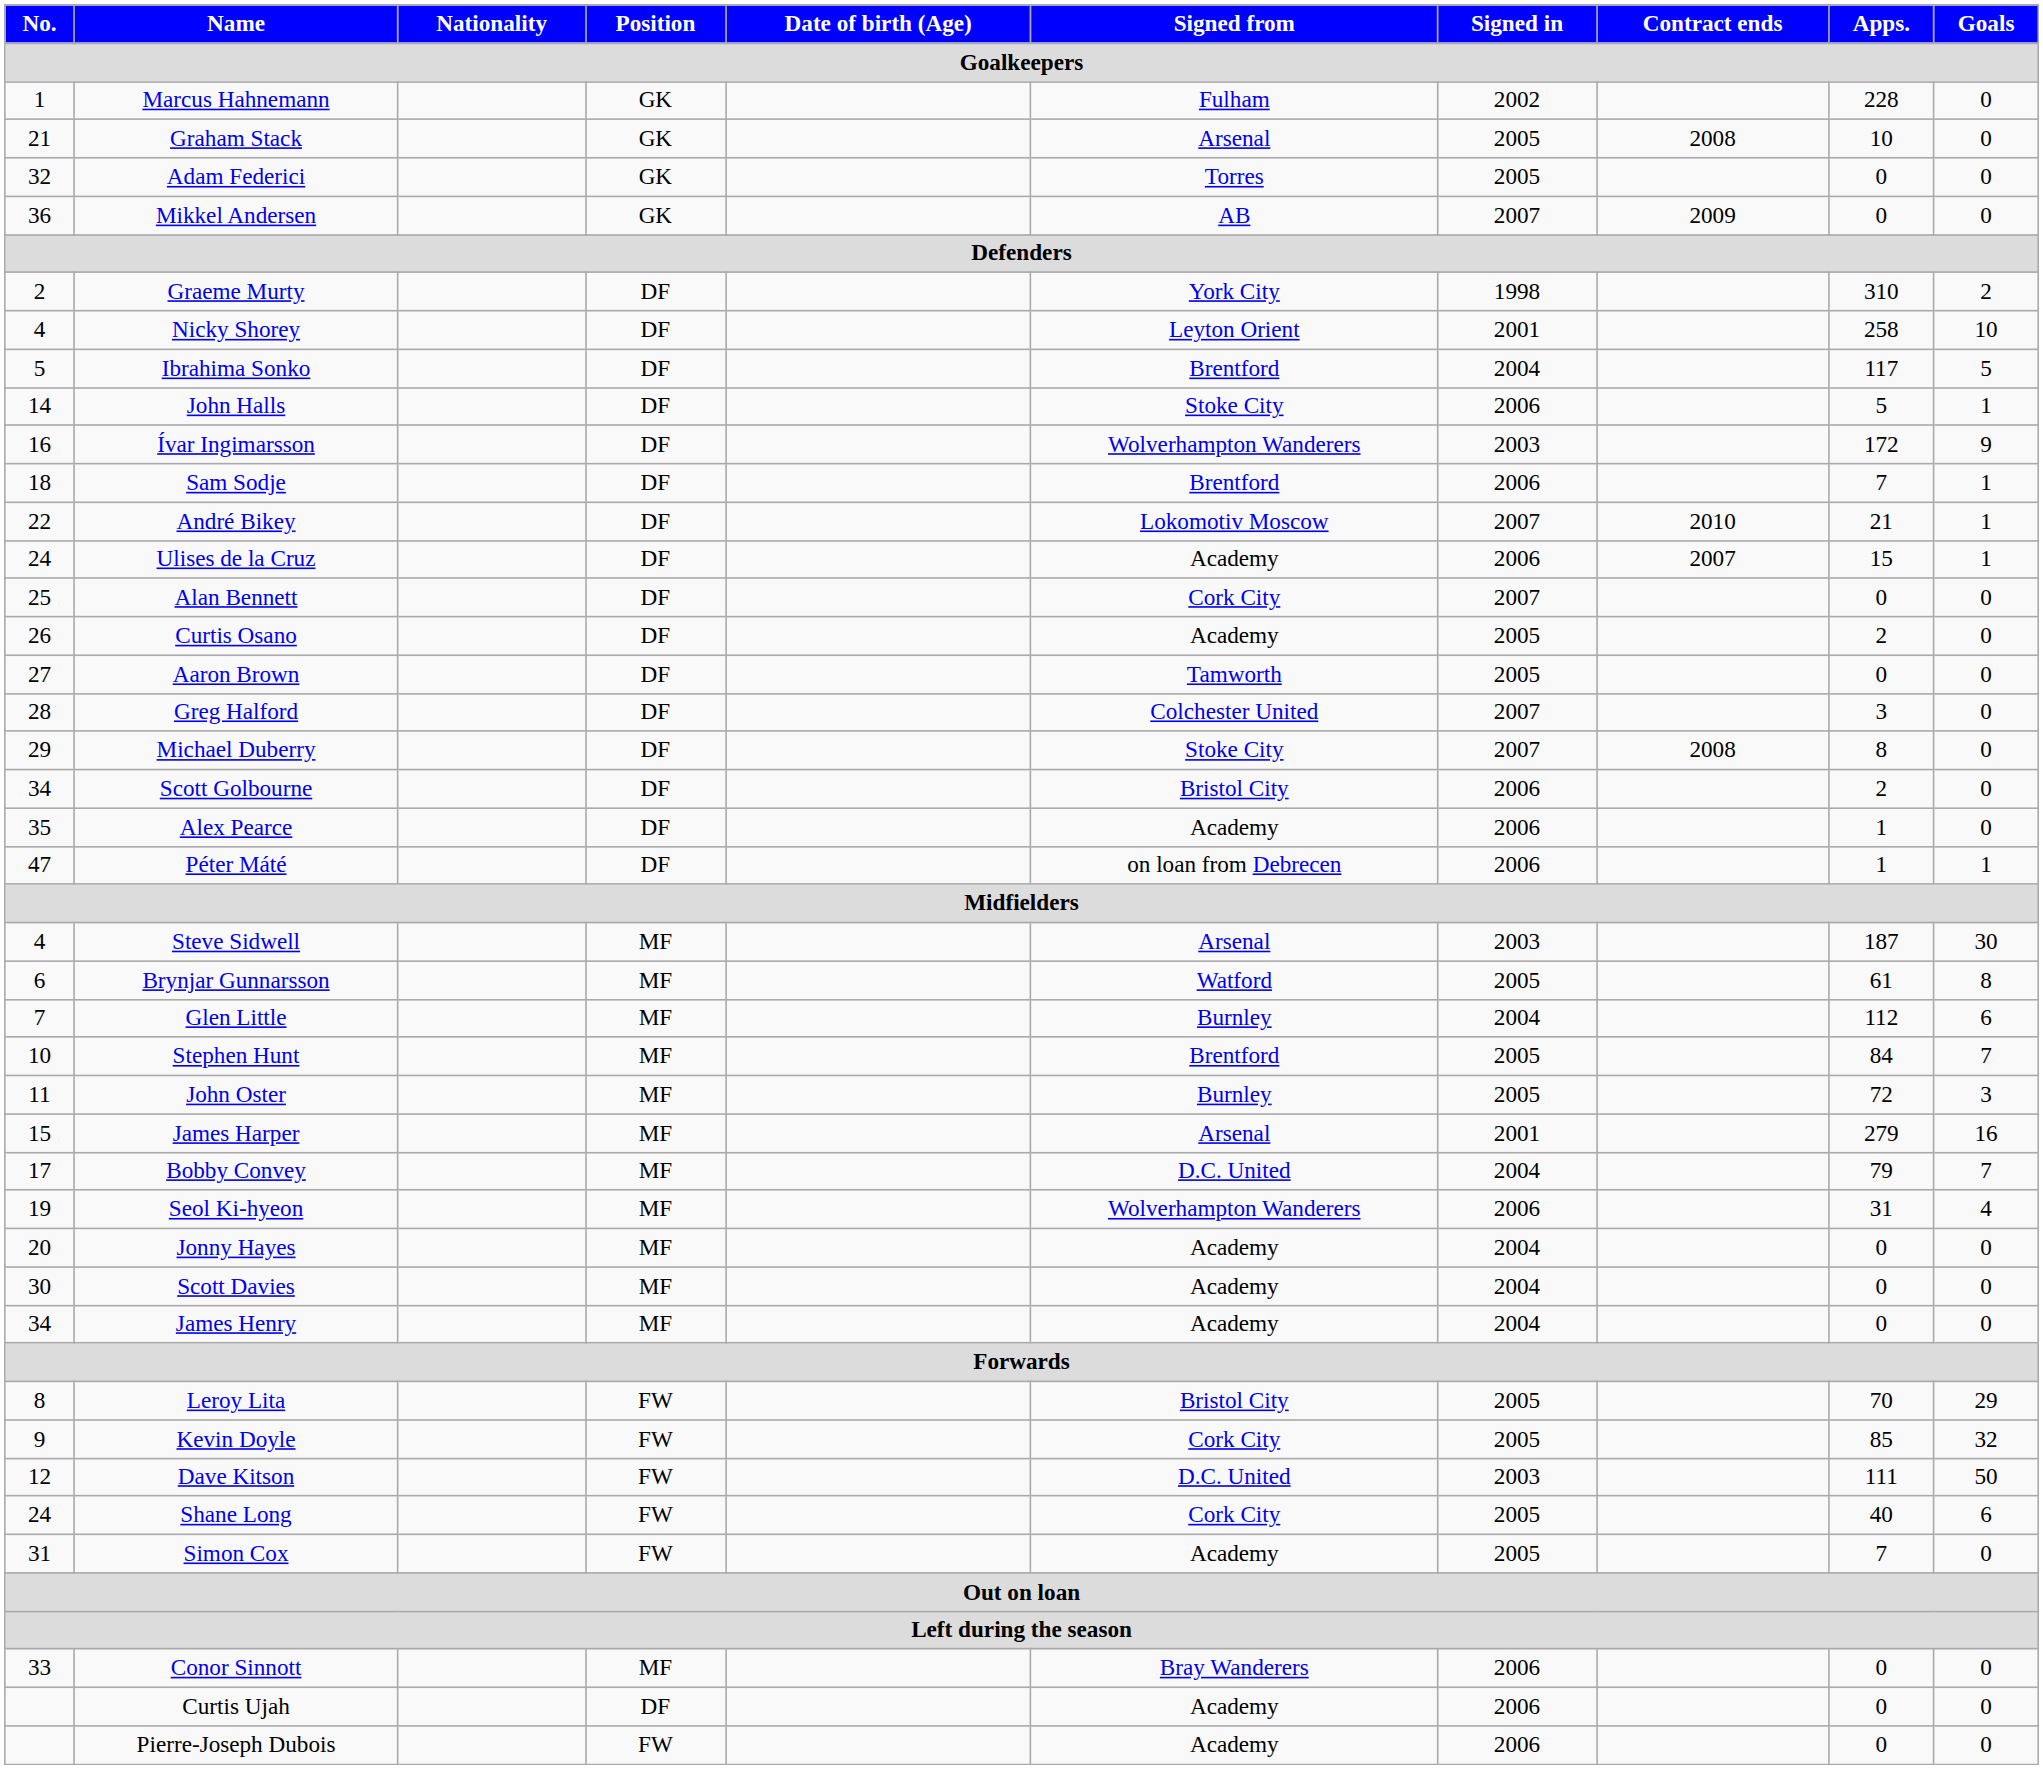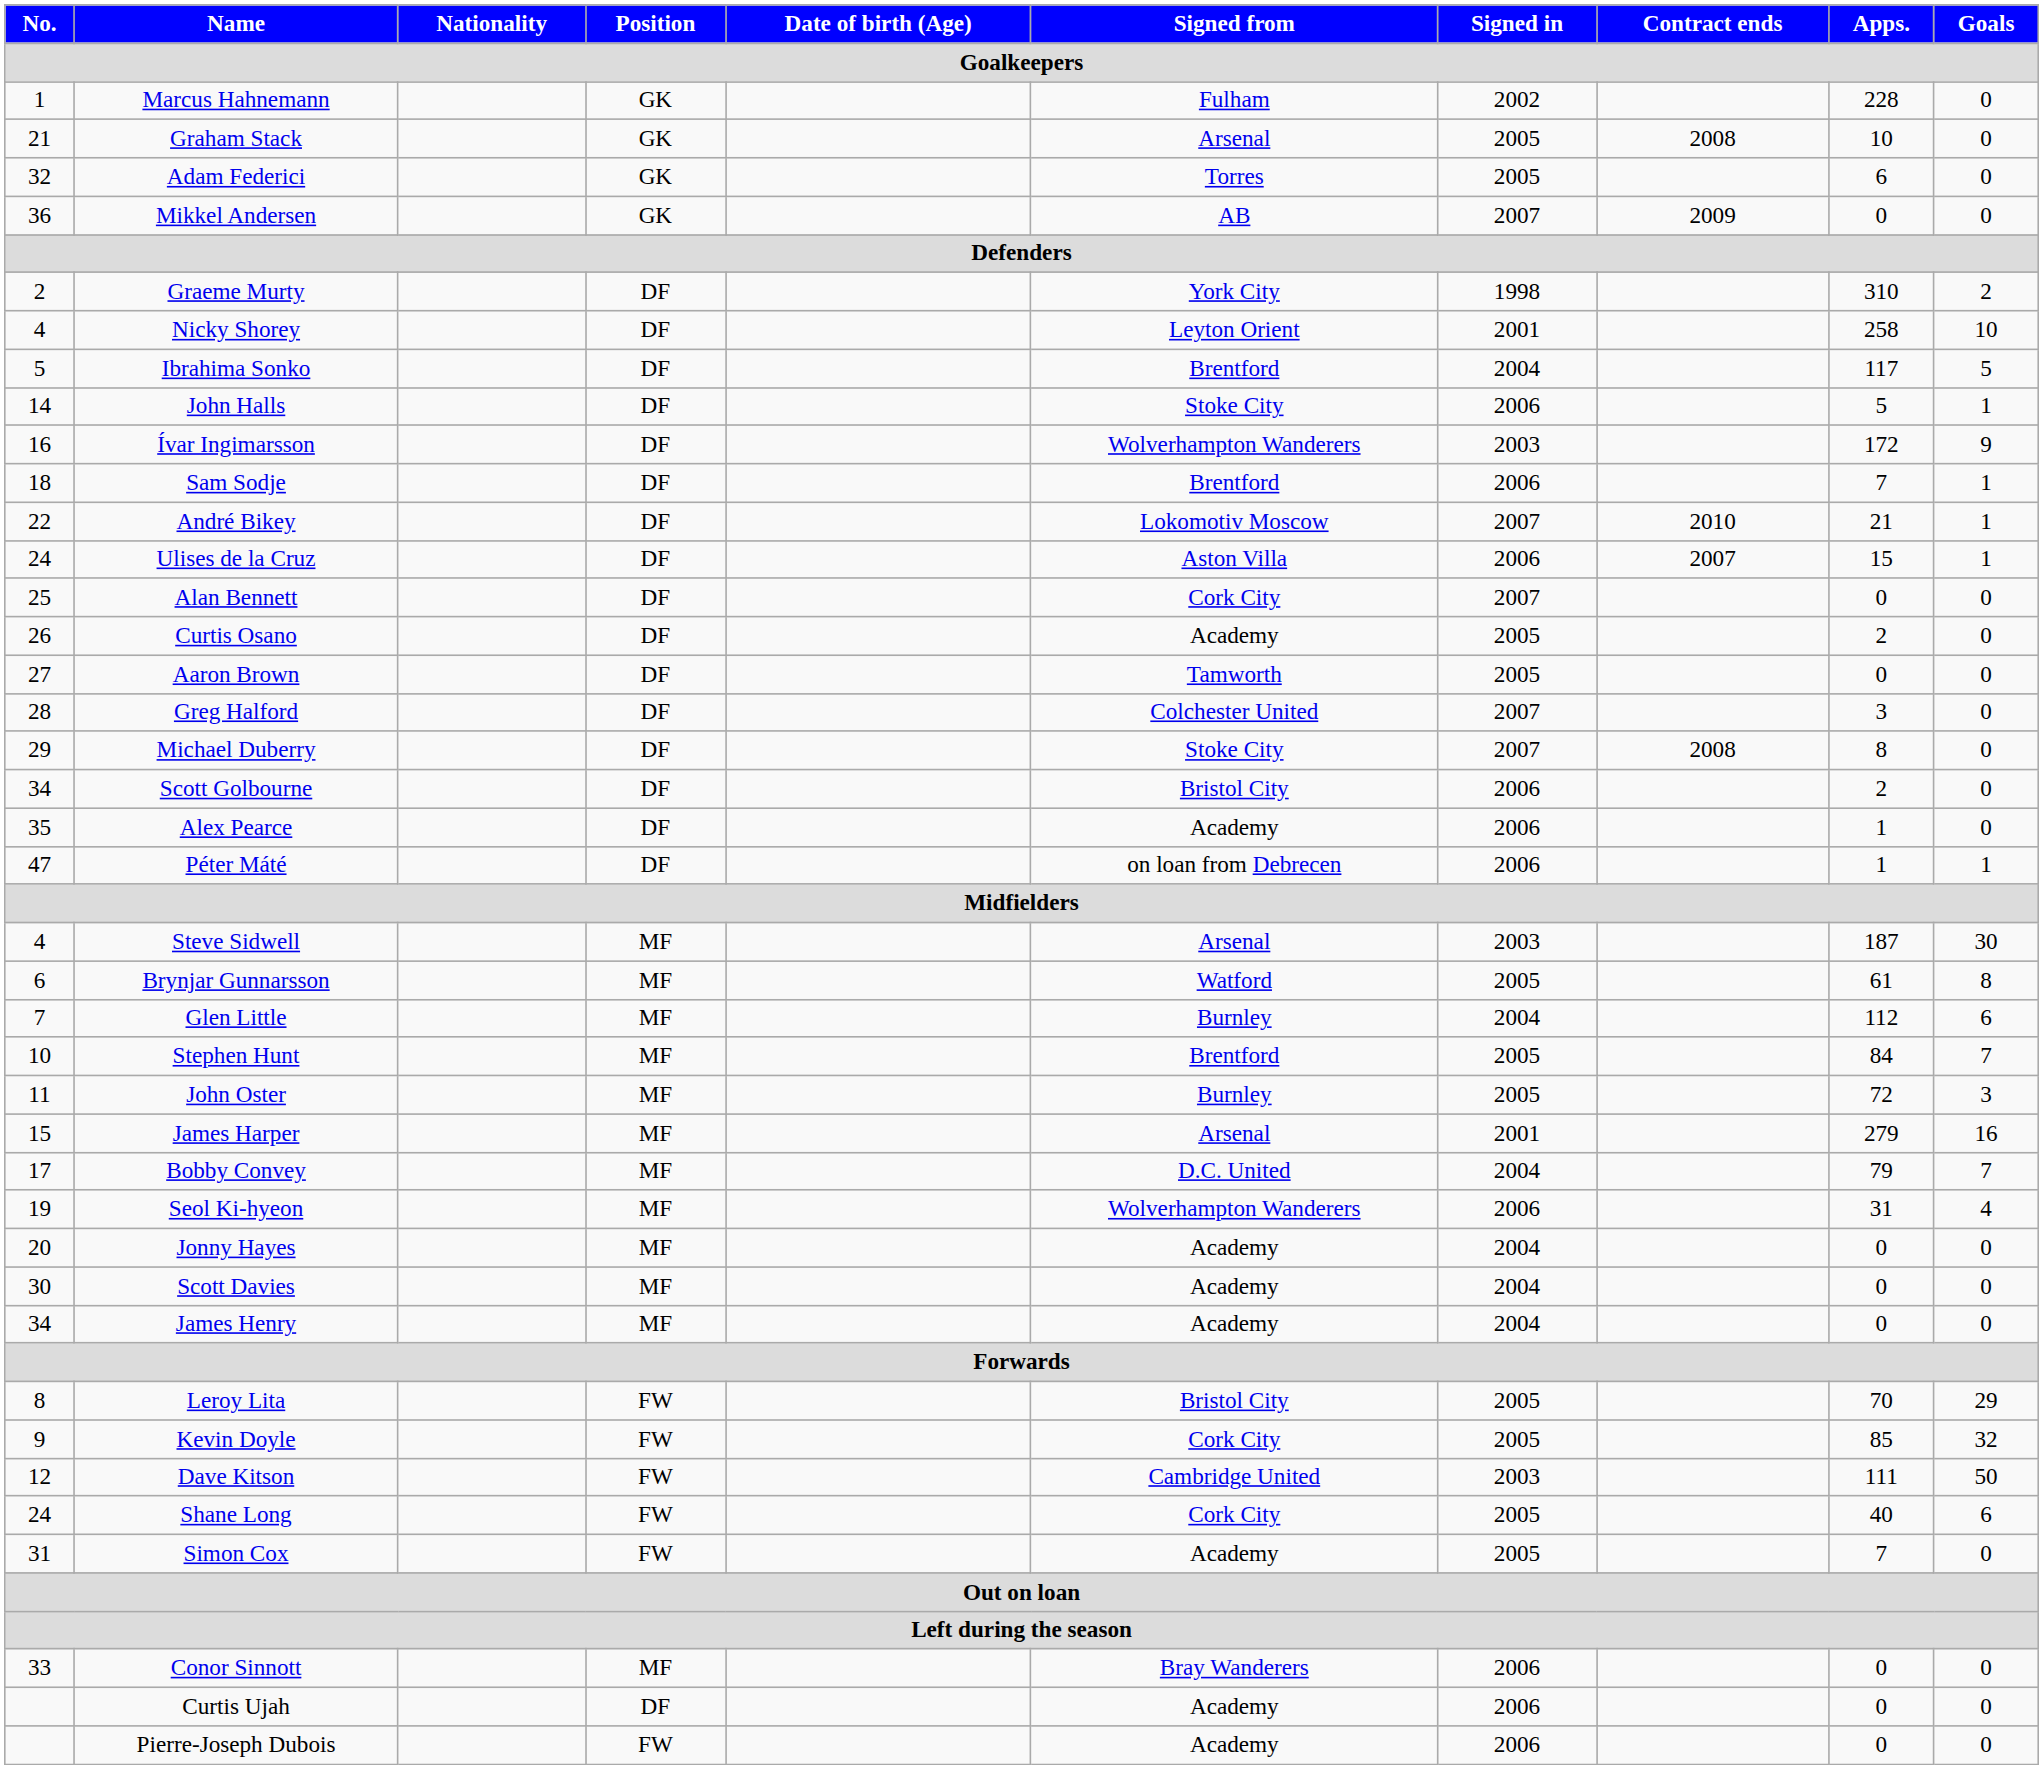(1881, 176) 0 -> (1881, 176) 6
(1234, 559) Academy -> (1234, 559) Aston Villa
(1234, 1477) D.C. United -> (1234, 1477) Cambridge United
